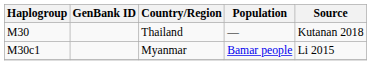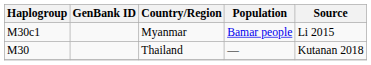rows swapped: (18, 32) <-> (24, 50)
